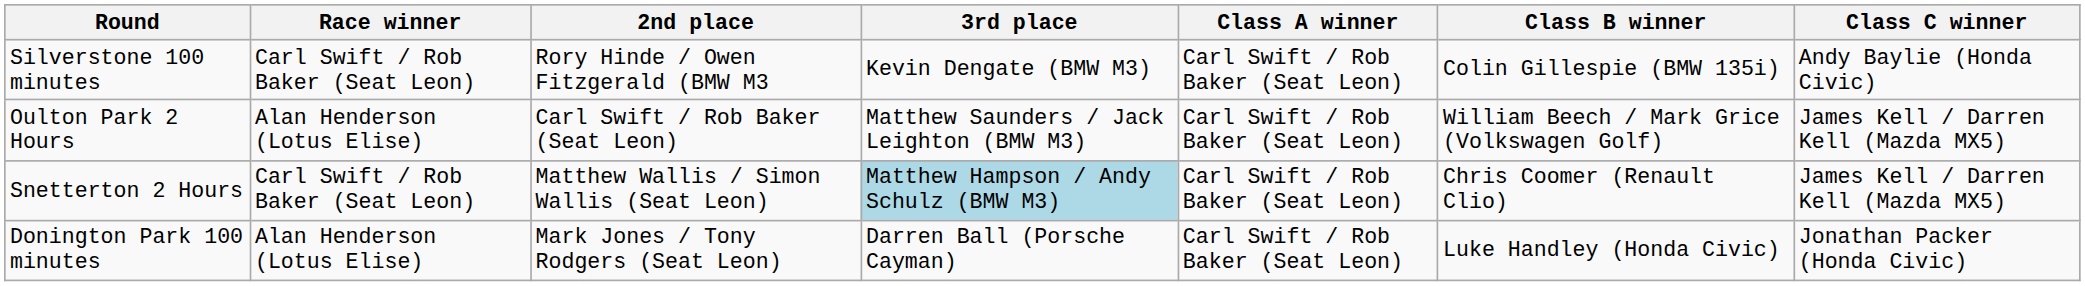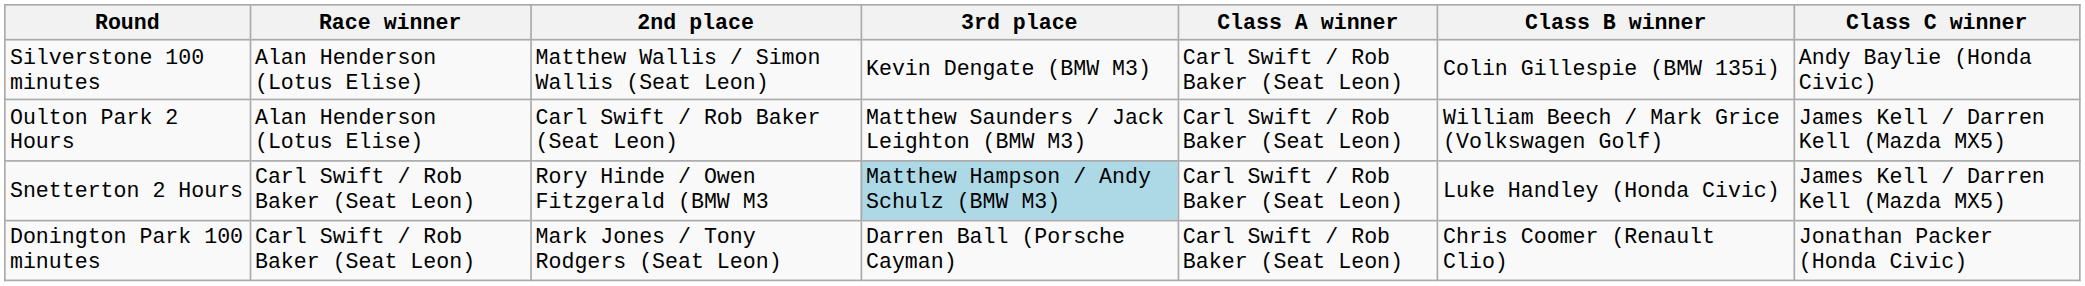(365, 70) Carl Swift / Rob Baker (Seat Leon) -> (346, 70) Alan Henderson (Lotus Elise)
(652, 70) Rory Hinde / Owen Fitzgerald (BMW M3 -> (678, 70) Matthew Wallis / Simon Wallis (Seat Leon)
(678, 190) Matthew Wallis / Simon Wallis (Seat Leon) -> (652, 190) Rory Hinde / Owen Fitzgerald (BMW M3
(1579, 190) Chris Coomer (Renault Clio) -> (1611, 190) Luke Handley (Honda Civic)
(346, 250) Alan Henderson (Lotus Elise) -> (365, 250) Carl Swift / Rob Baker (Seat Leon)
(1611, 250) Luke Handley (Honda Civic) -> (1579, 250) Chris Coomer (Renault Clio)
